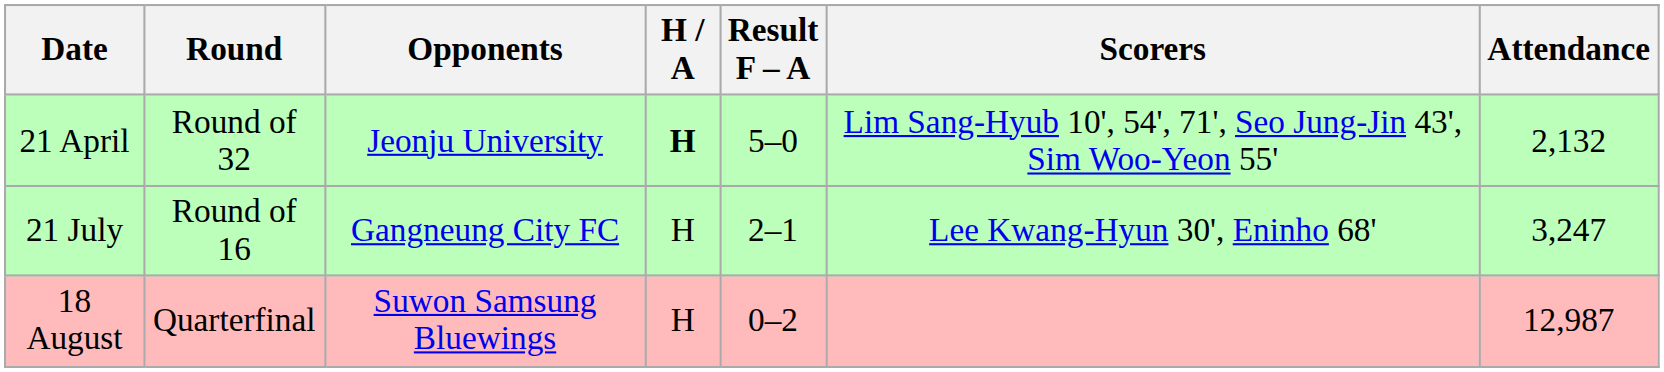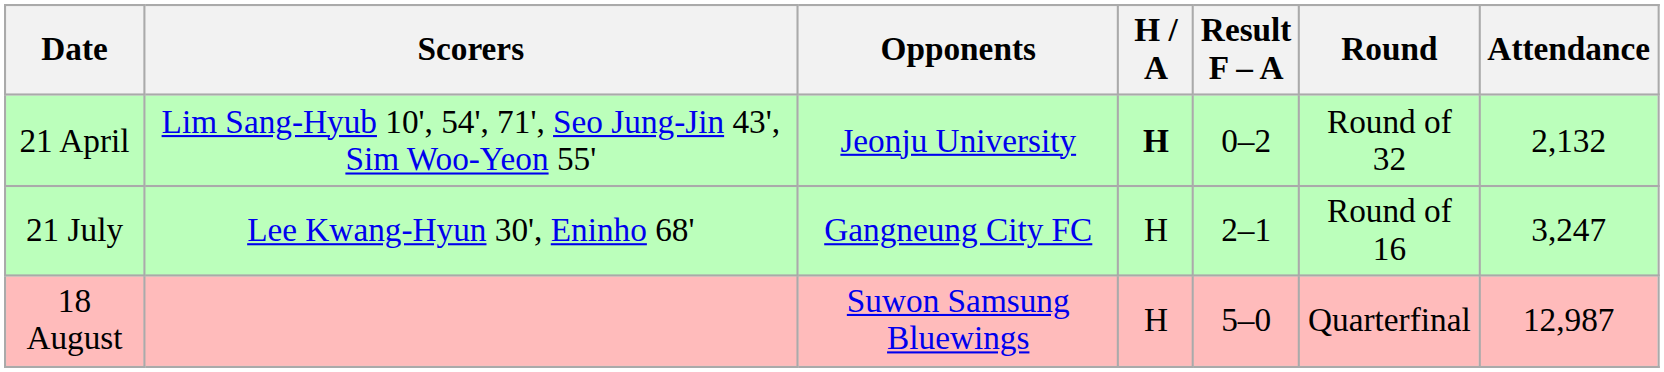columns swapped: (234, 49) <-> (1153, 49)
(773, 139) 5–0 -> (1246, 139) 0–2
(773, 320) 0–2 -> (1246, 320) 5–0
